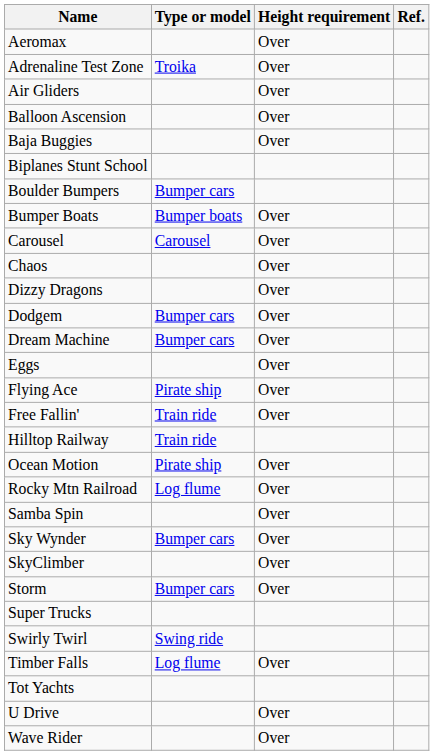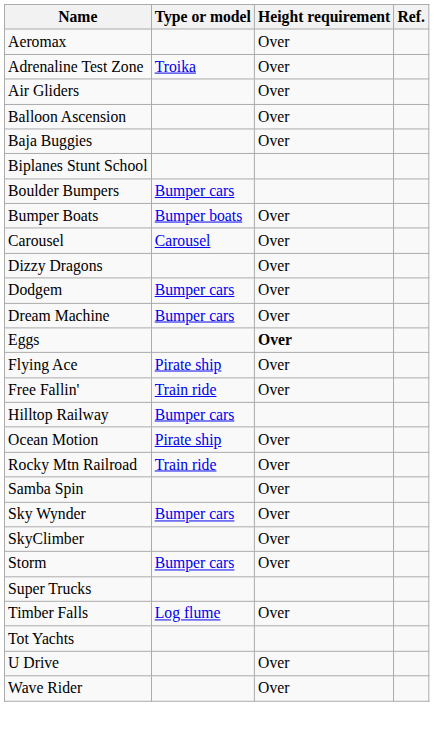- row: (28, 265)
(274, 365) normal -> (275, 340) bold
(186, 439) Train ride -> (195, 414) Bumper cars
(188, 489) Log flume -> (186, 464) Train ride
- row: (48, 638)
